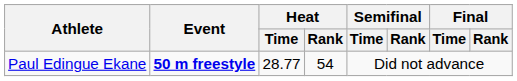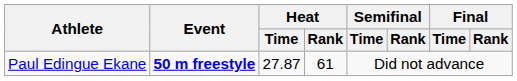(282, 64) 28.77 -> (282, 64) 27.87
(325, 64) 54 -> (325, 64) 61
